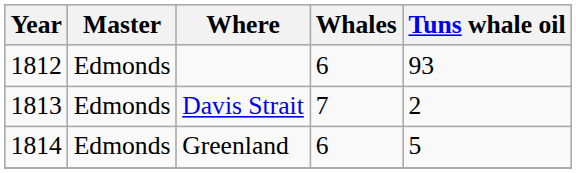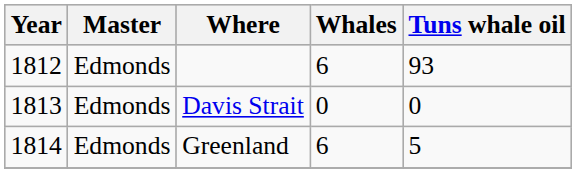(322, 106) 7 -> (322, 106) 0
(415, 106) 2 -> (415, 106) 0
